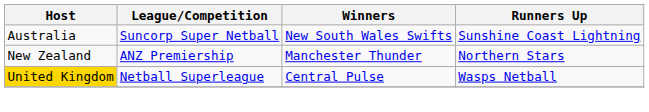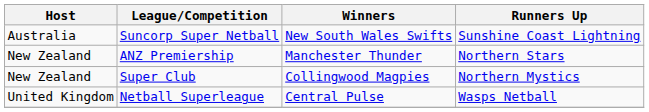+ row: (158, 76)
(61, 76) gold background -> (61, 97) no background
